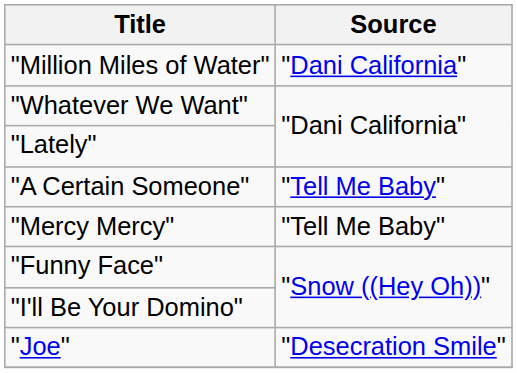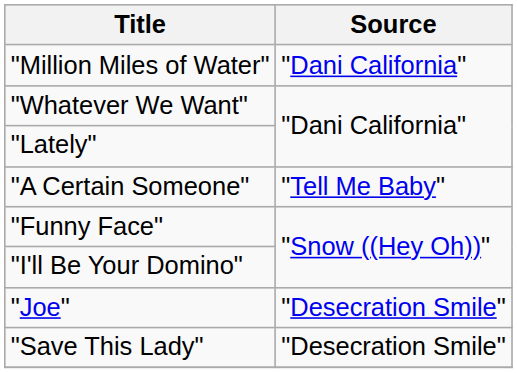- row: (92, 226)
+ row: (107, 347)
